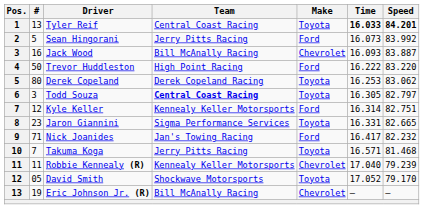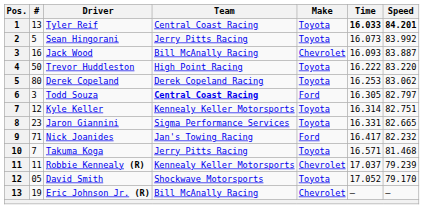(309, 40) Ford -> (314, 40) Toyota
(309, 67) Ford -> (314, 67) Toyota
(314, 95) Toyota -> (309, 95) Ford
(309, 109) Ford -> (314, 109) Toyota
(365, 165) 17.040 -> (365, 165) 17.037
